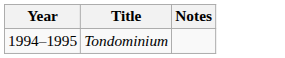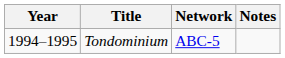+ column: (204, 16)
